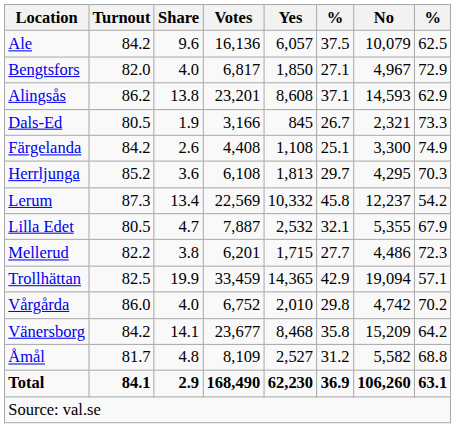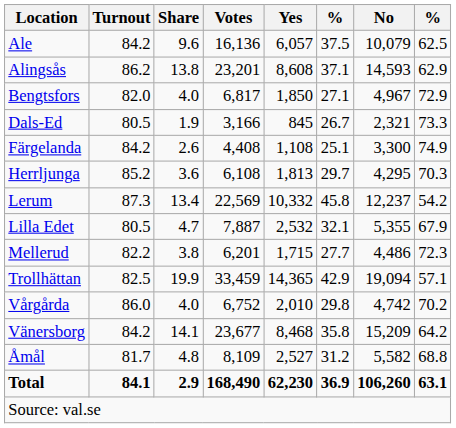rows swapped: (37, 95) <-> (44, 69)
